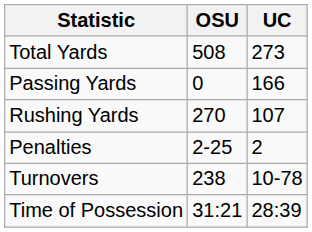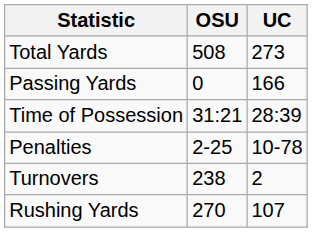rows swapped: (74, 115) <-> (96, 210)
(257, 147) 2 -> (277, 147) 10-78
(277, 178) 10-78 -> (257, 178) 2
